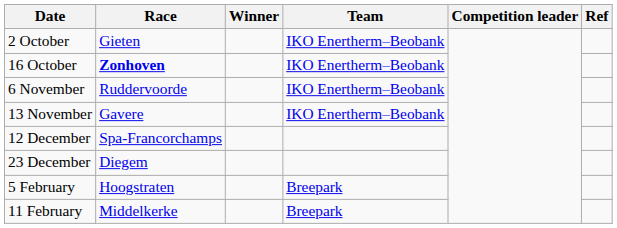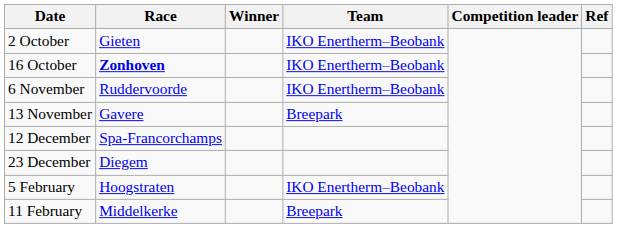(365, 114) IKO Enertherm–Beobank -> (314, 114) Breepark
(314, 187) Breepark -> (365, 187) IKO Enertherm–Beobank
